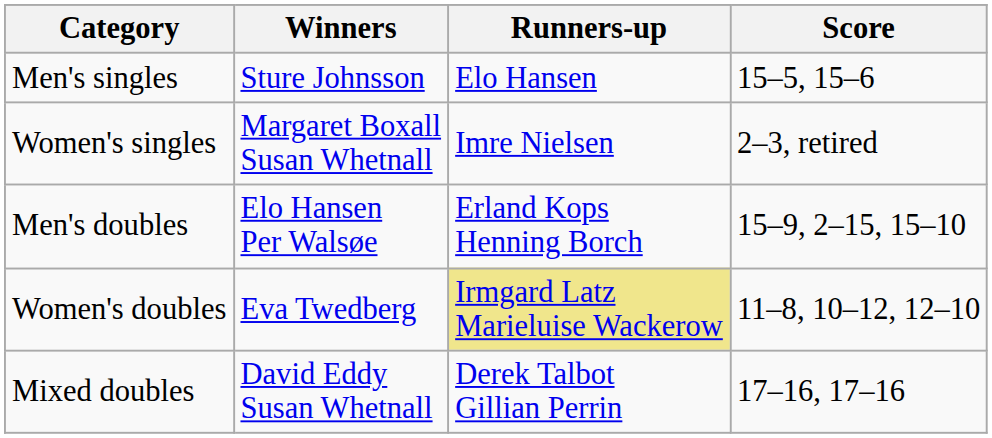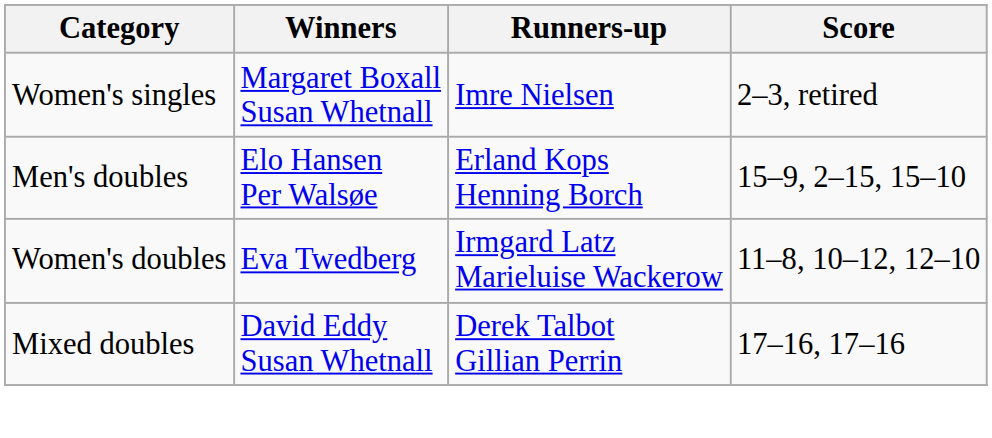- row: (95, 77)
(589, 308) khaki background -> (589, 260) no background
